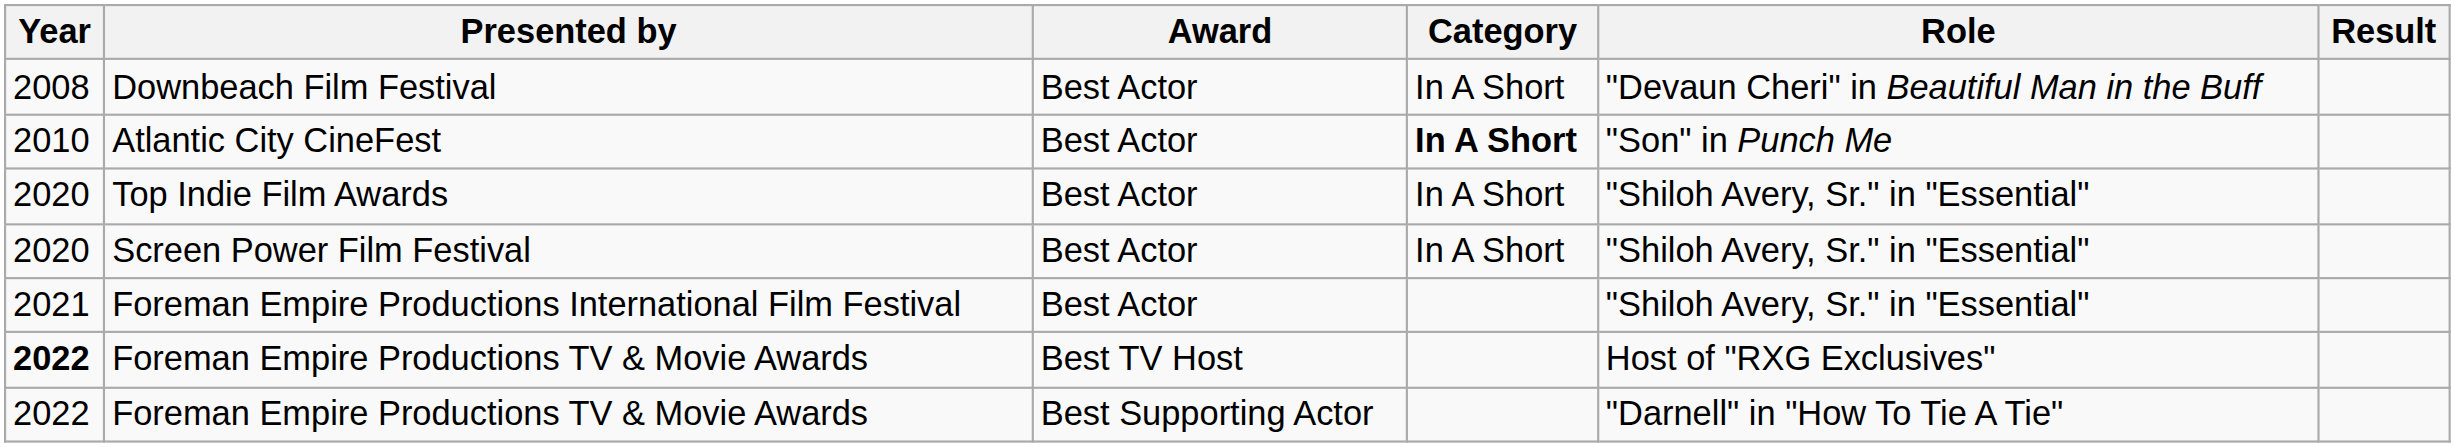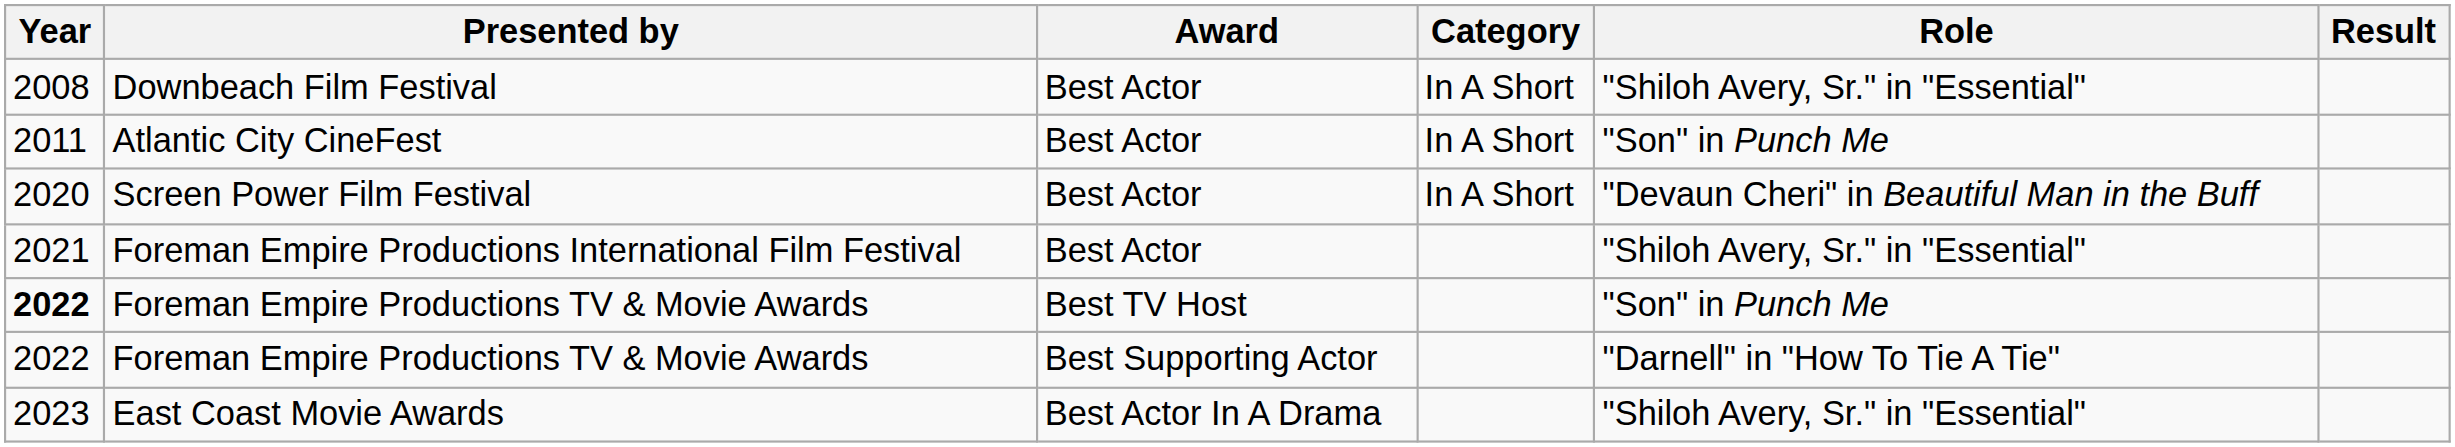(1934, 86) "Devaun Cheri" in Beautiful Man in the Buff -> (1844, 86) "Shiloh Avery, Sr." in "Essential"
(51, 140) 2010 -> (50, 140) 2011
(1496, 140) bold -> (1499, 140) normal
- row: (280, 195)
(1848, 250) "Shiloh Avery, Sr." in "Essential" -> (1930, 195) "Devaun Cheri" in Beautiful Man in the Buff
(1801, 359) Host of "RXG Exclusives" -> (1746, 304) "Son" in Punch Me
+ row: (308, 413)
